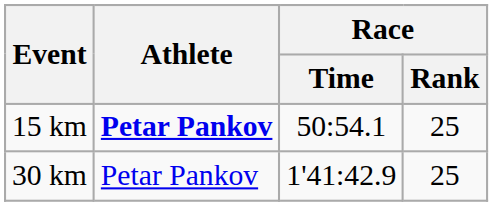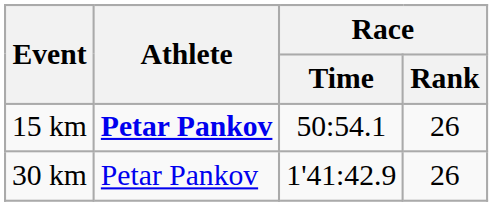(445, 127) 25 -> (445, 127) 26
(445, 176) 25 -> (445, 176) 26
